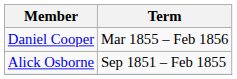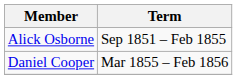rows swapped: (51, 62) <-> (51, 39)
